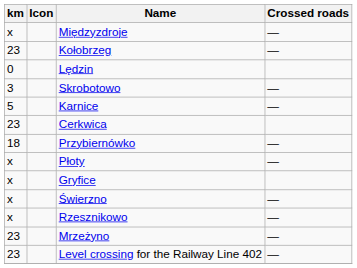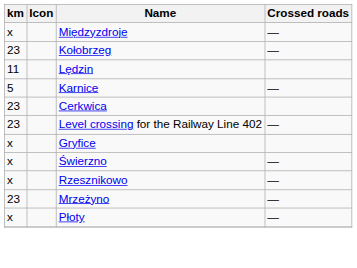(10, 69) 0 -> (13, 69) 11
- row: (90, 87)
- row: (97, 143)
rows swapped: (160, 254) <-> (72, 161)
